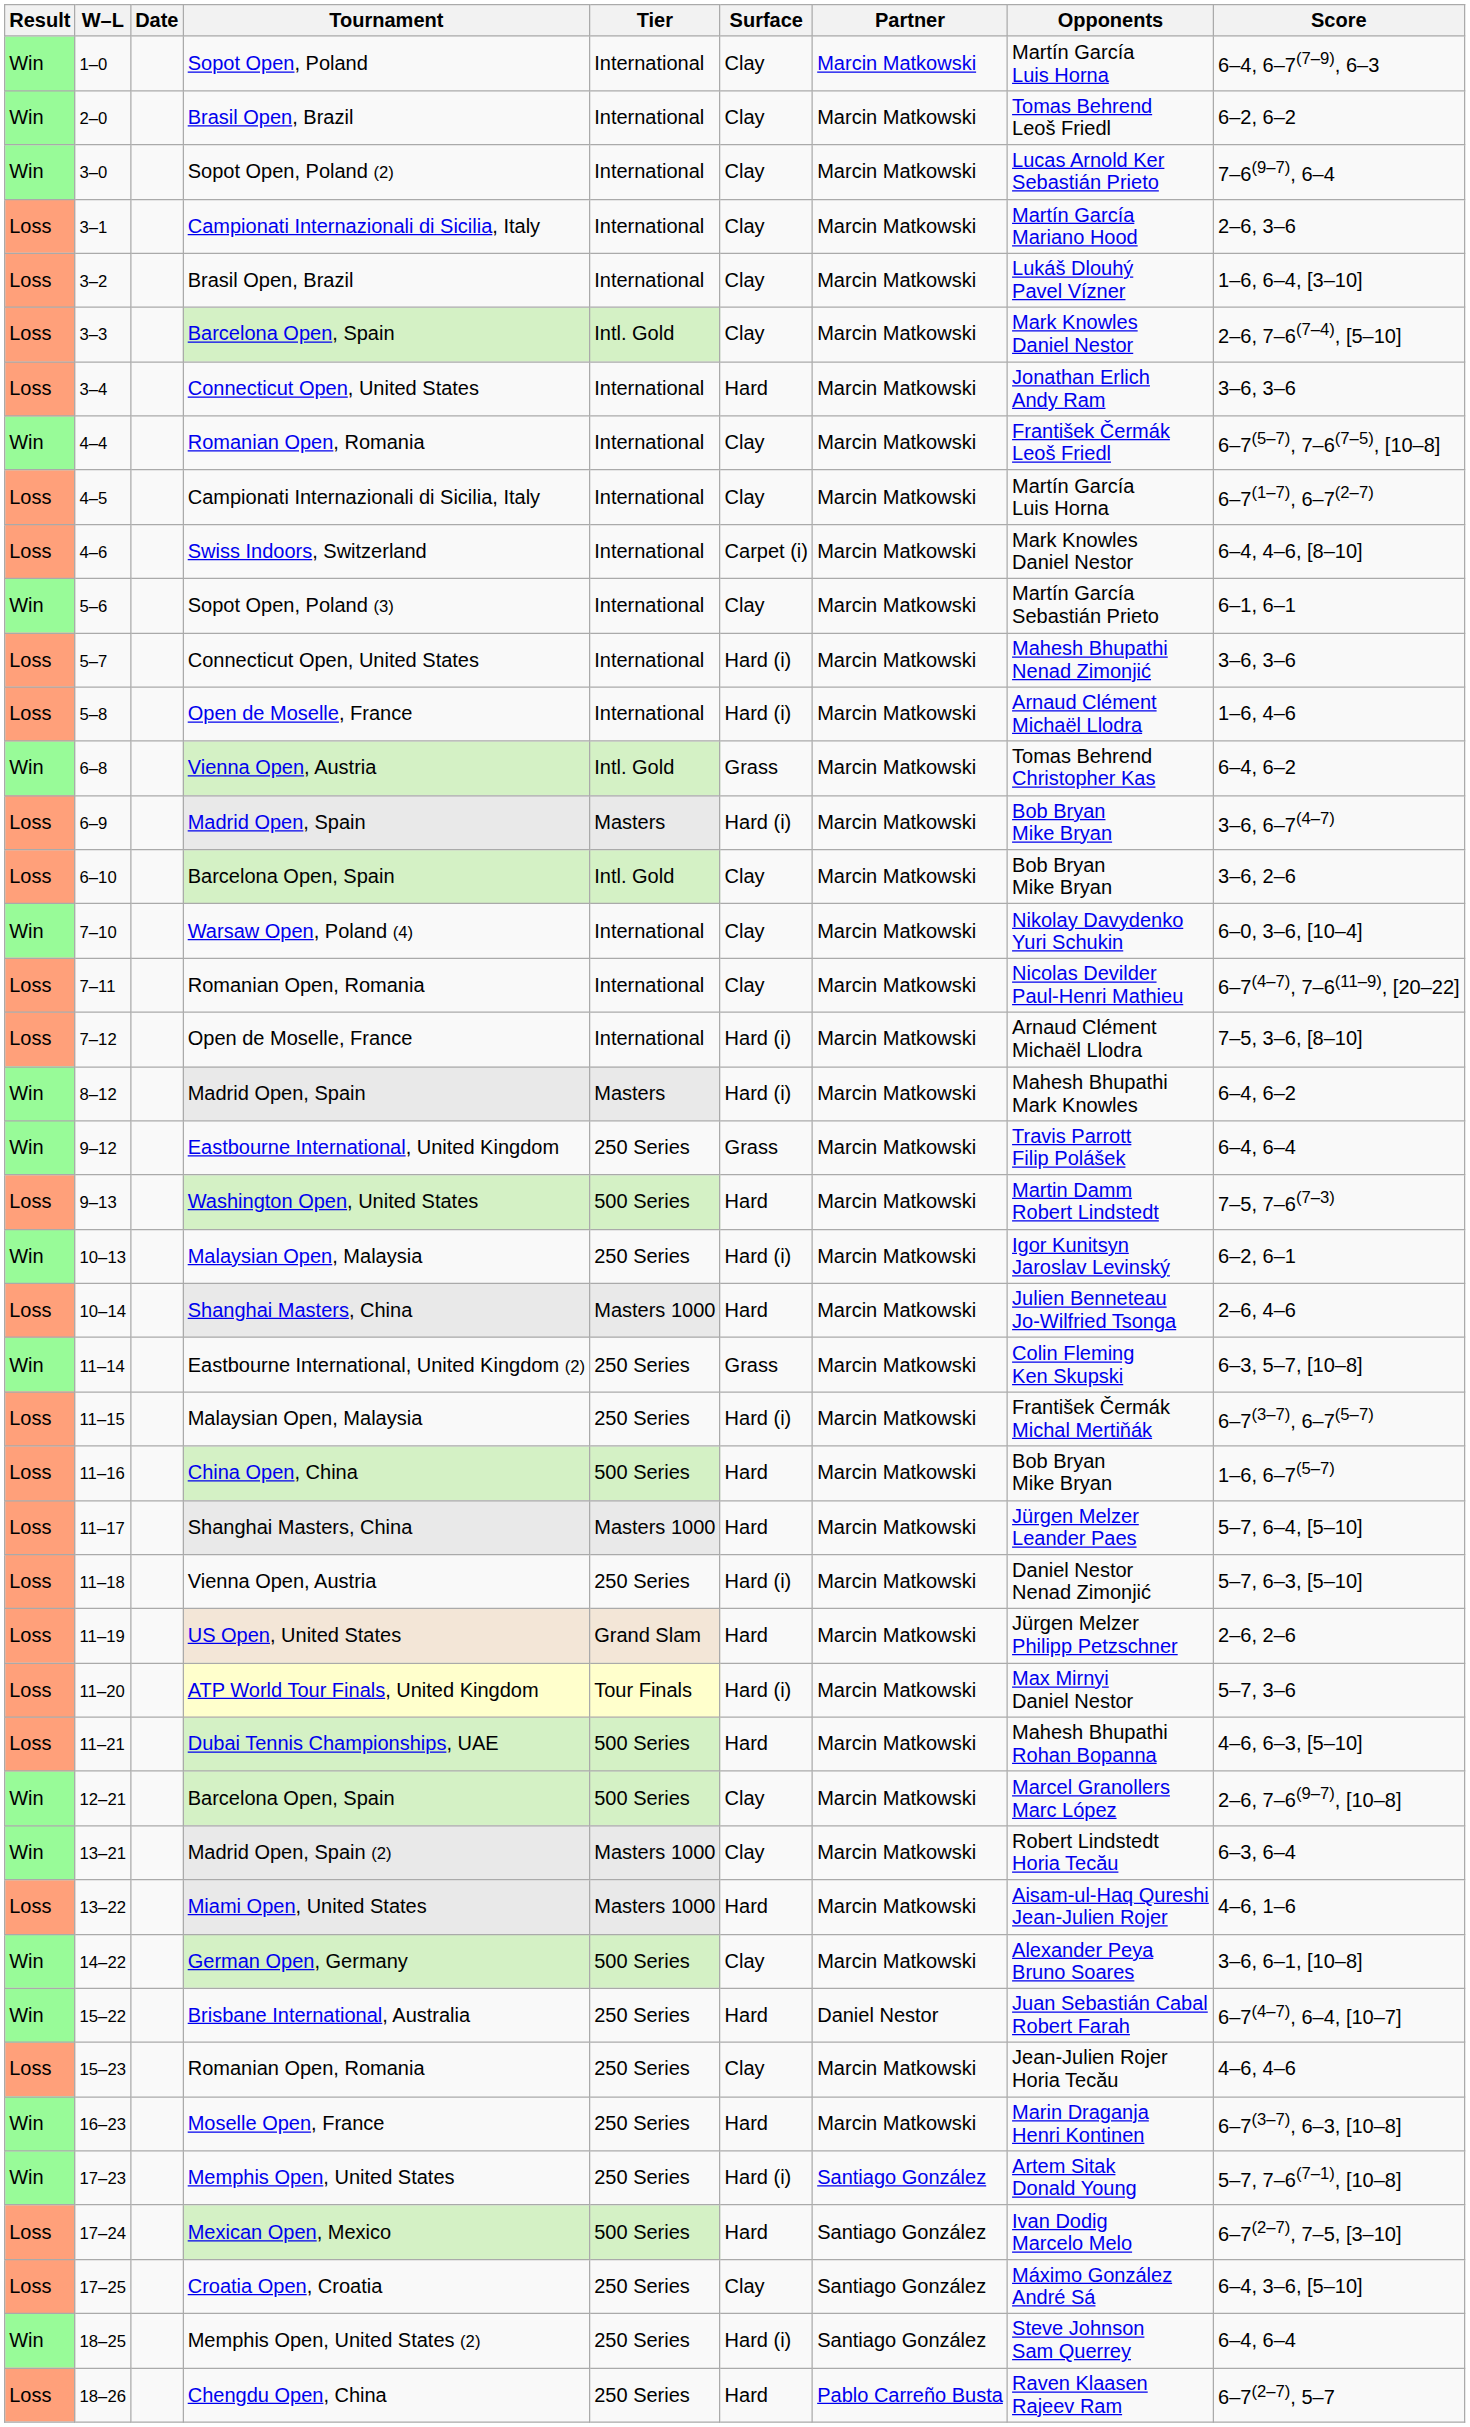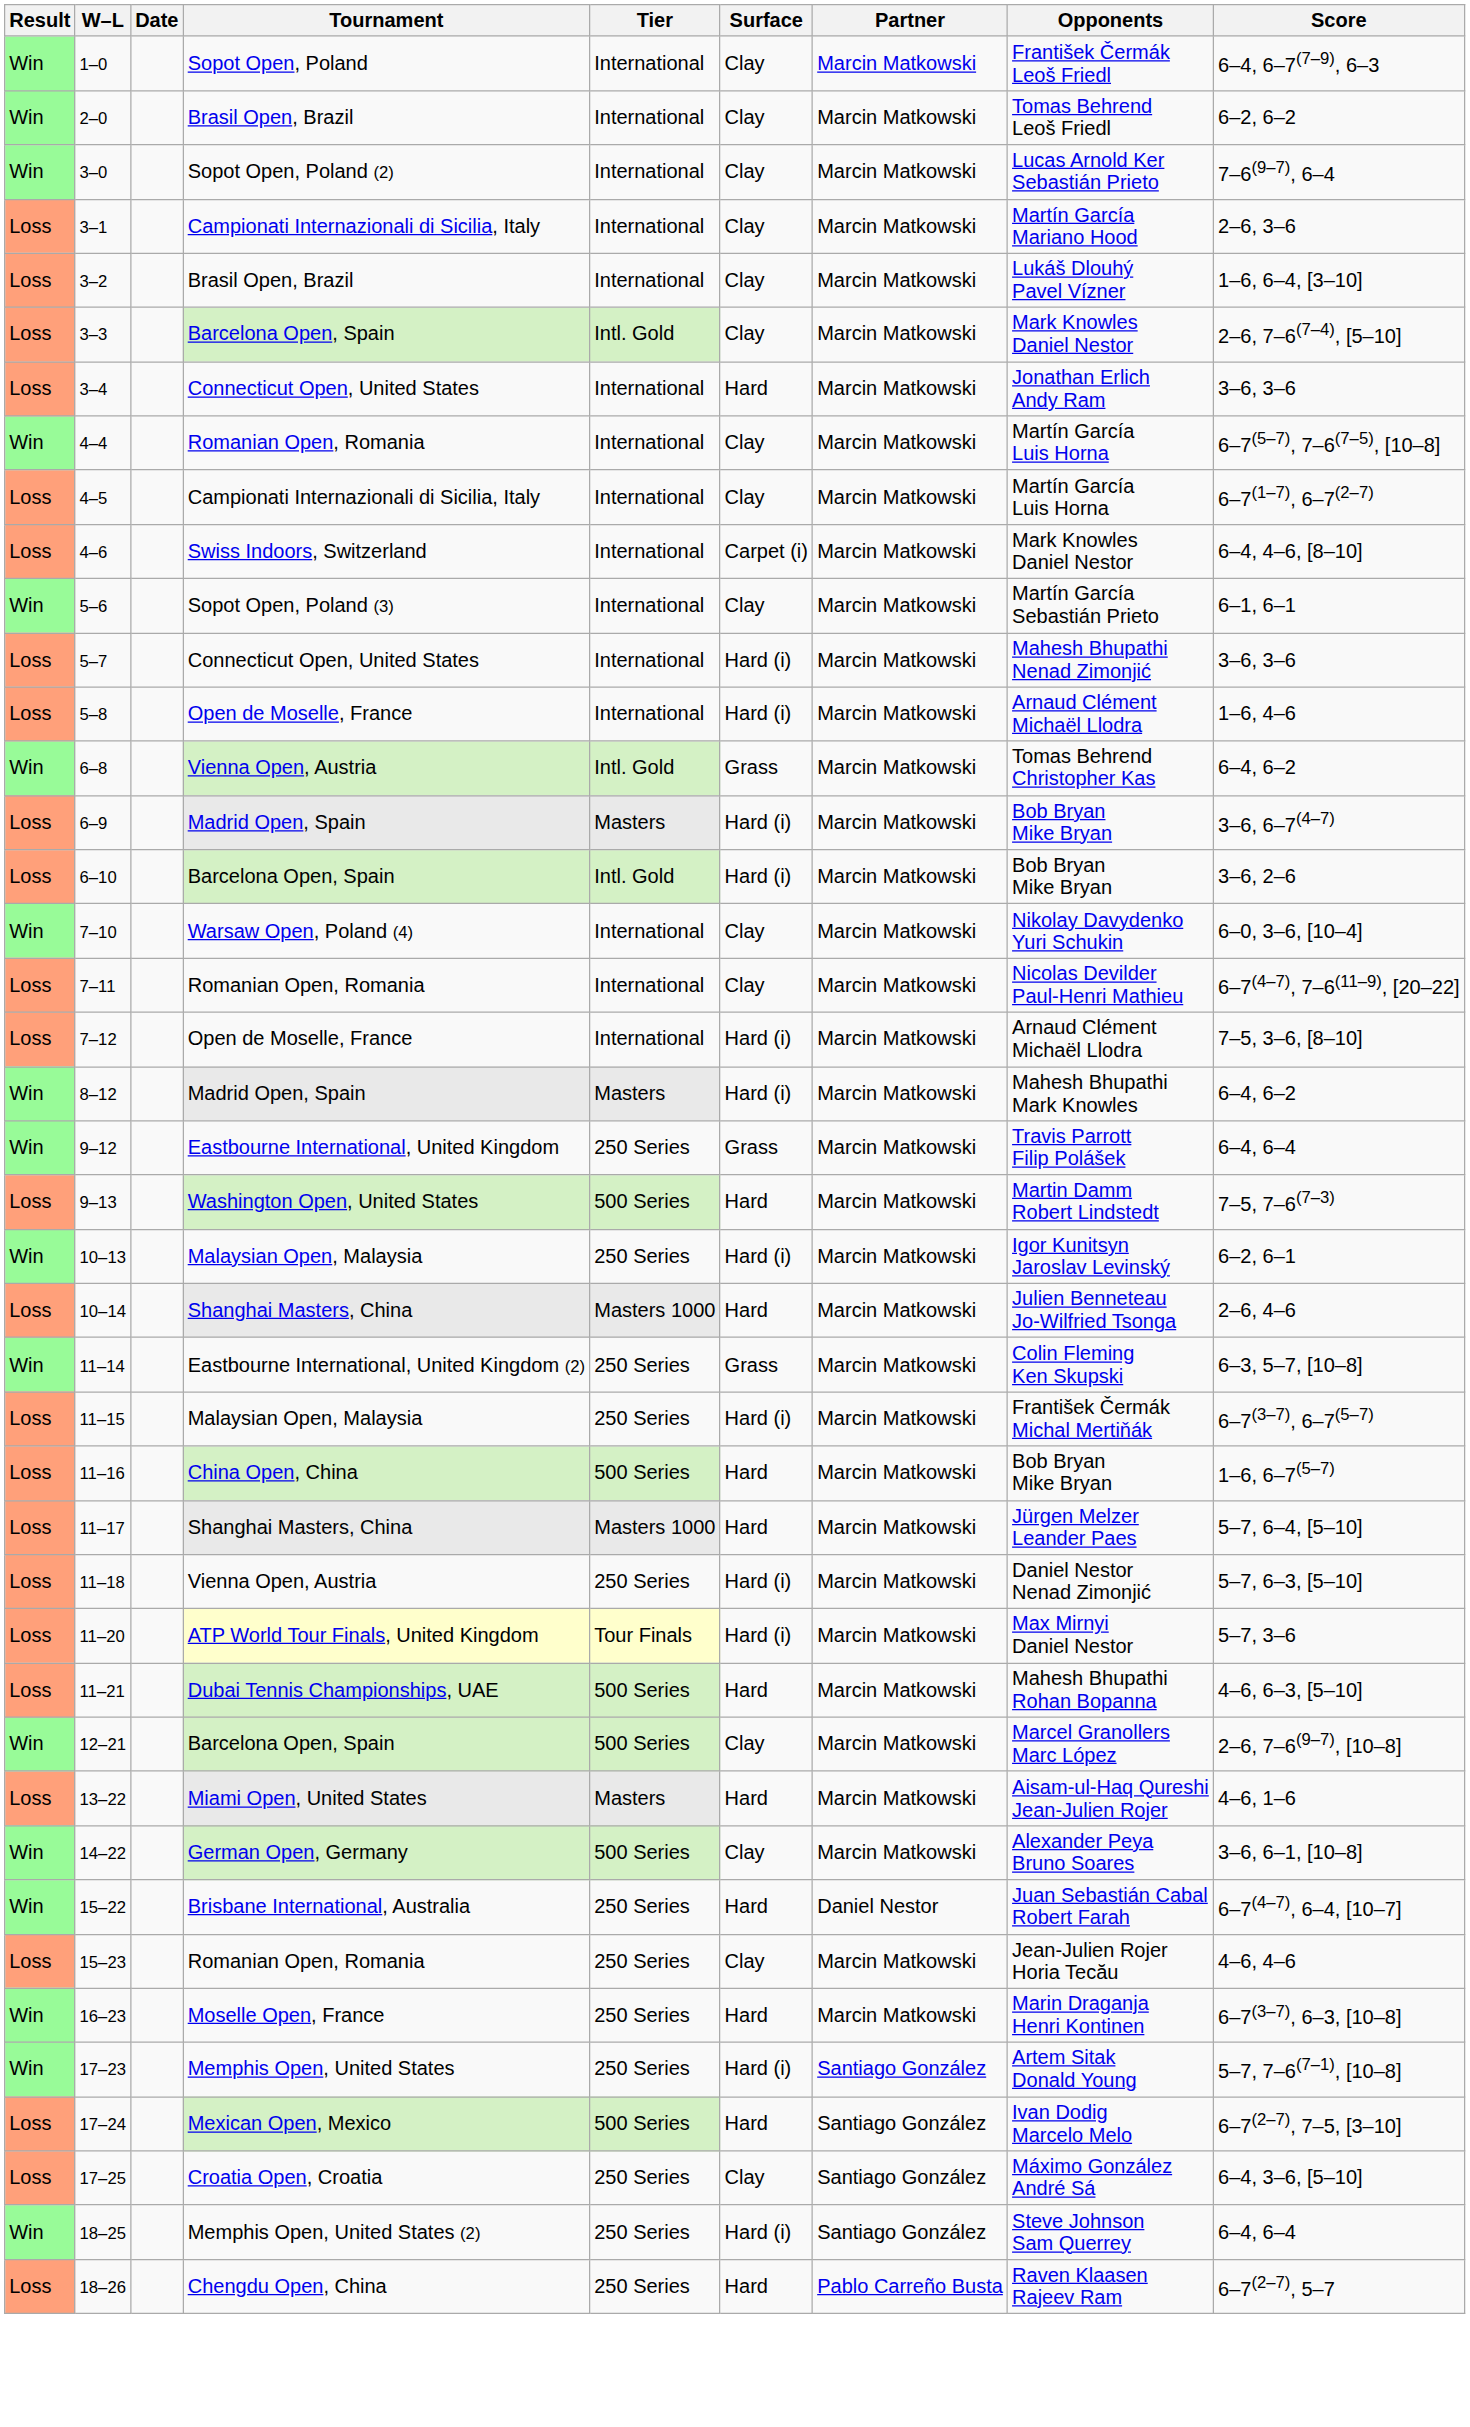(1073, 63) Martín García Luis Horna -> (1091, 63) František Čermák Leoš Friedl
(1091, 442) František Čermák Leoš Friedl -> (1073, 442) Martín García Luis Horna
(745, 876) Clay -> (758, 876) Hard (i)
- row: (102, 1636)
- row: (103, 1853)
(655, 1906) Masters 1000 -> (630, 1798) Masters
